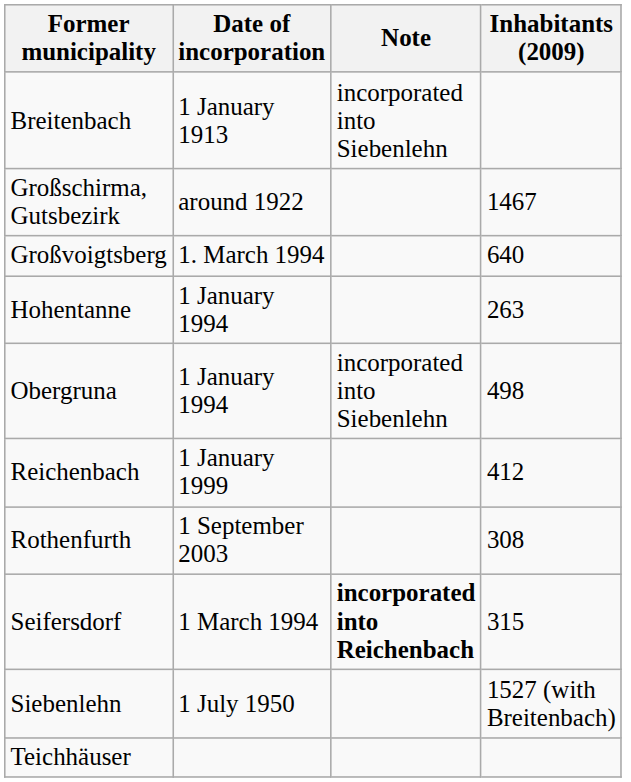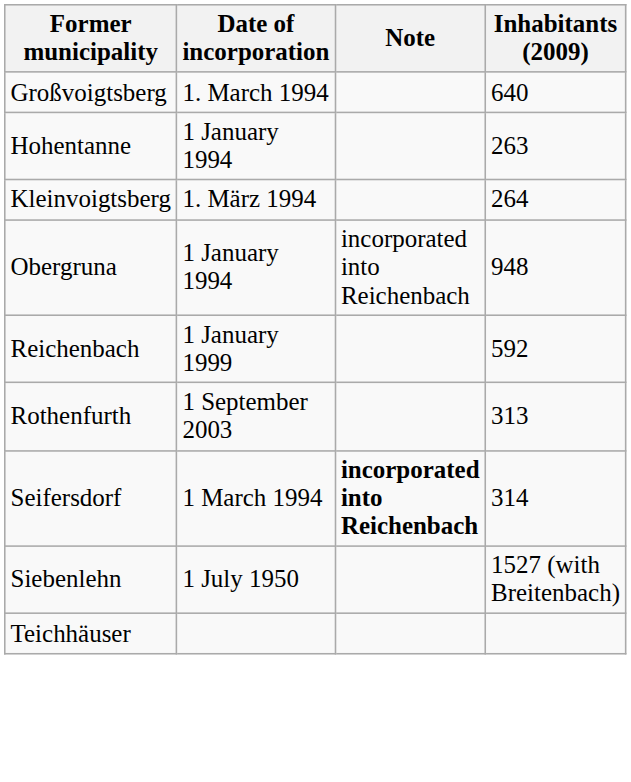- row: (71, 120)
- row: (79, 201)
+ row: (91, 199)
(400, 390) incorporated into Siebenlehn -> (405, 266) incorporated into Reichenbach
(506, 390) 498 -> (510, 266) 948
(506, 472) 412 -> (510, 348) 592
(506, 540) 308 -> (510, 416) 313
(506, 621) 315 -> (510, 497) 314
